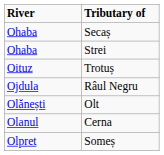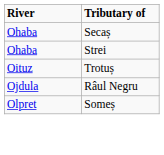- row: (92, 104)
- row: (98, 123)
